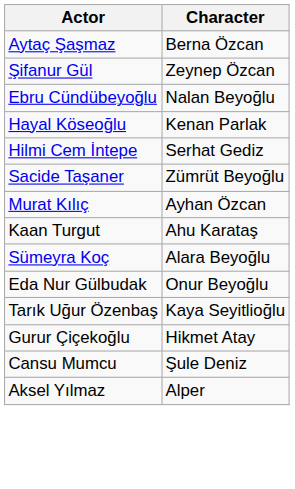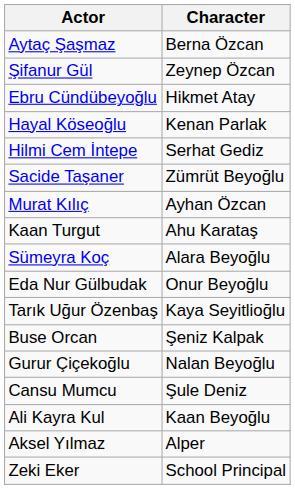(220, 97) Nalan Beyoğlu -> (210, 97) Hikmet Atay
+ row: (53, 337)
(210, 337) Hikmet Atay -> (220, 364) Nalan Beyoğlu
+ row: (56, 417)
+ row: (44, 470)
